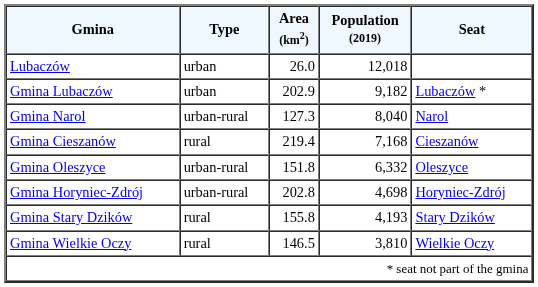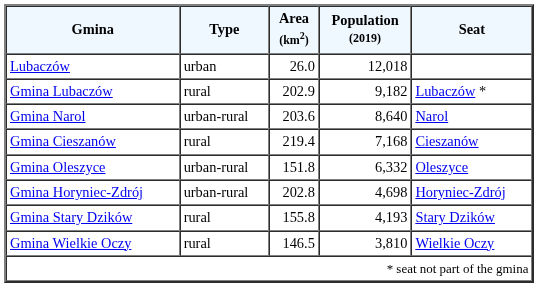(200, 91) urban -> (197, 91) rural
(299, 116) 127.3 -> (299, 116) 203.6
(391, 116) 8,040 -> (391, 116) 8,640
